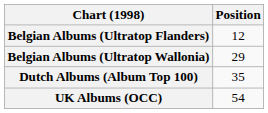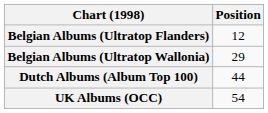(238, 77) 35 -> (238, 77) 44
